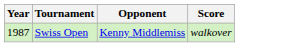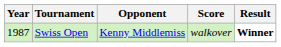+ column: (255, 14)
